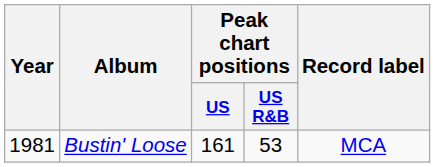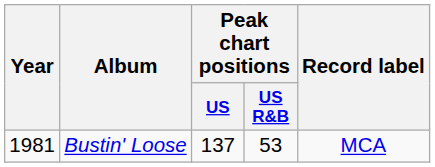(218, 145) 161 -> (218, 145) 137
